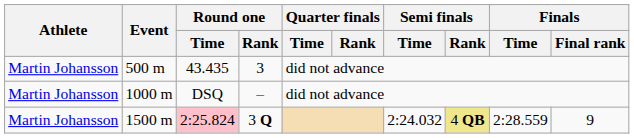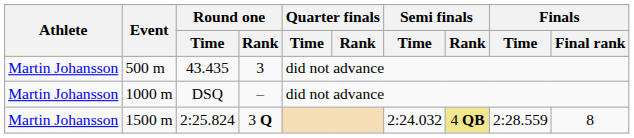(207, 120) pink background -> (207, 120) no background
(590, 120) 9 -> (590, 120) 8
